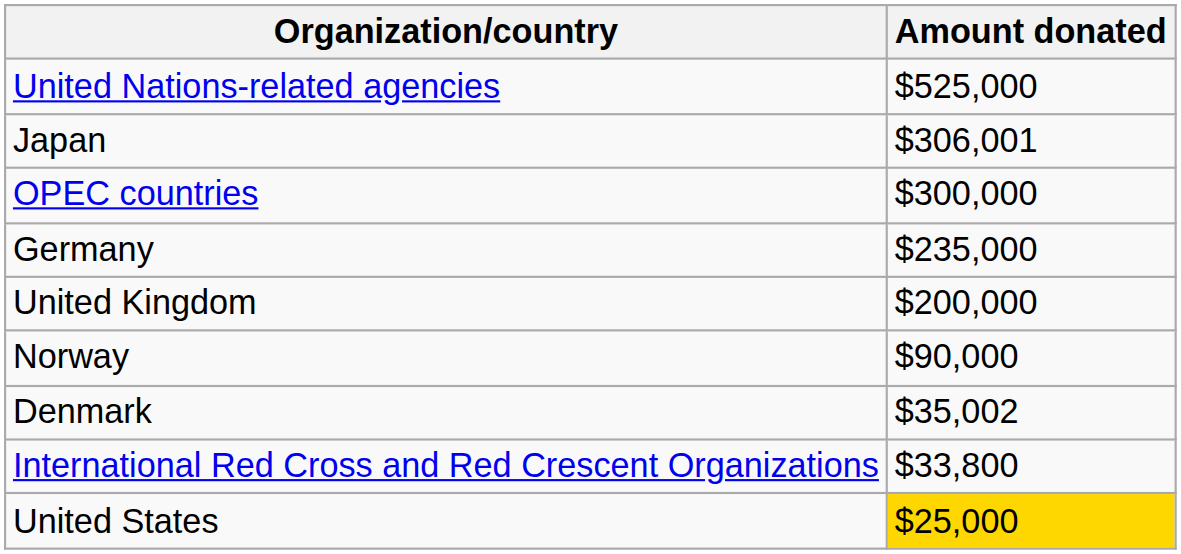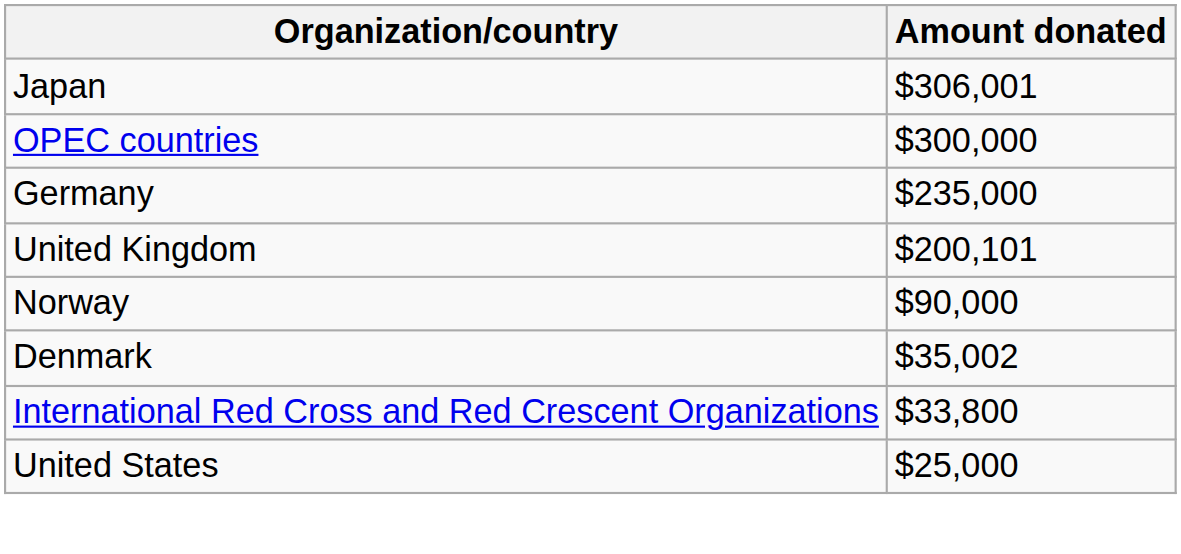- row: (257, 85)
(966, 303) $200,000 -> (966, 248) $200,101
(957, 520) gold background -> (957, 466) no background
